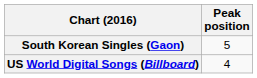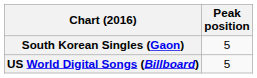(227, 63) 4 -> (227, 63) 5
